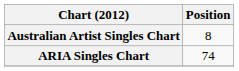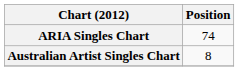rows swapped: (94, 55) <-> (94, 35)
